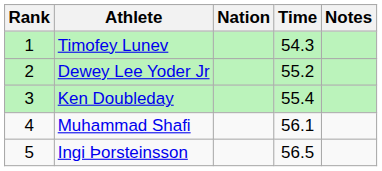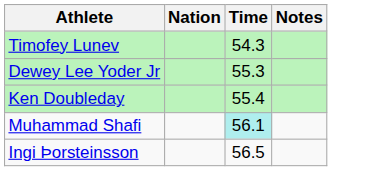- column: (29, 17)
(298, 71) 55.2 -> (248, 71) 55.3
(298, 125) no background -> (248, 125) paleturquoise background
